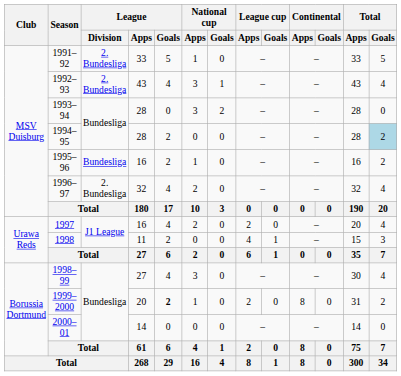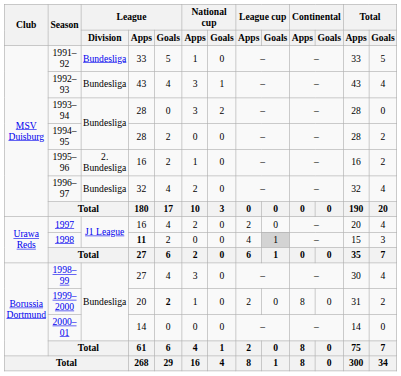(105, 58) 2. Bundesliga -> (105, 58) Bundesliga
(105, 84) 2. Bundesliga -> (105, 84) Bundesliga
(383, 136) lightblue background -> (383, 136) no background
(105, 162) Bundesliga -> (105, 162) 2. Bundesliga
(105, 188) 2. Bundesliga -> (105, 188) Bundesliga
(141, 239) normal -> (141, 239) bold
(276, 239) no background -> (276, 239) lightgrey background
